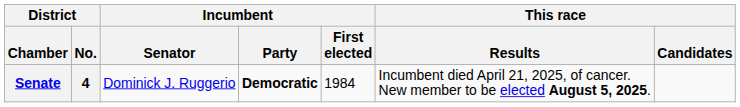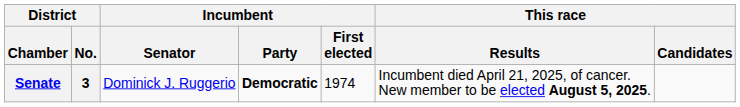(86, 83) 4 -> (86, 83) 3
(340, 83) 1984 -> (340, 83) 1974
